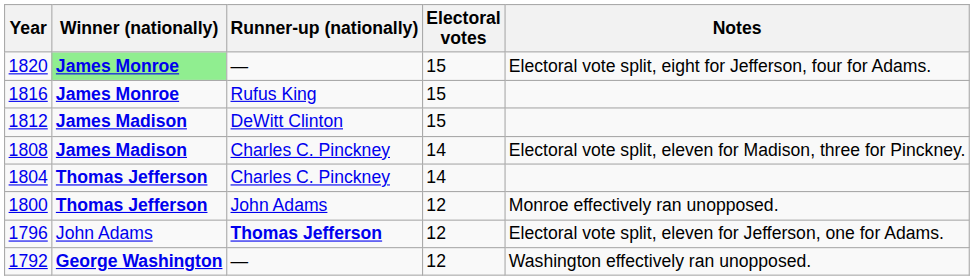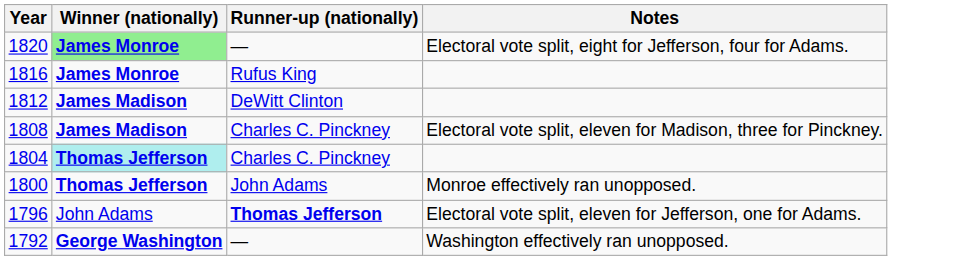- column: (464, 28)
(132, 177) no background -> (132, 158) paleturquoise background
